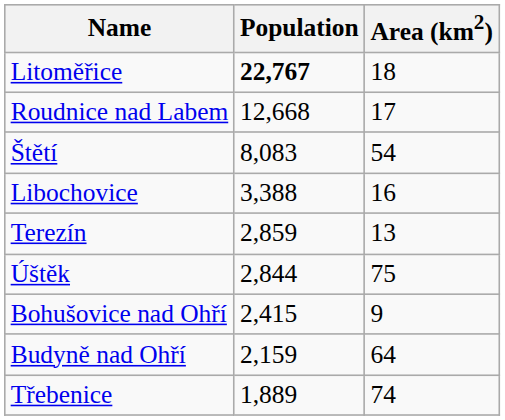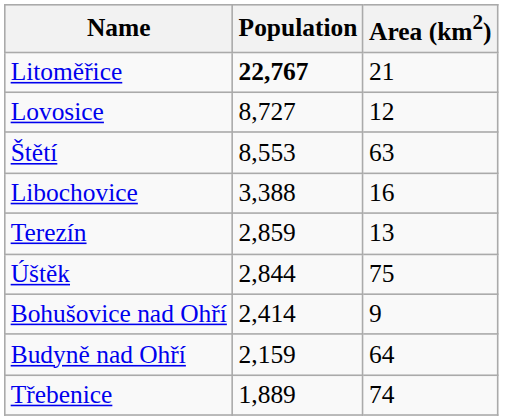(383, 71) 18 -> (382, 71) 21
- row: (119, 112)
+ row: (57, 112)
(269, 152) 8,083 -> (267, 152) 8,553
(383, 152) 54 -> (382, 152) 63
(269, 313) 2,415 -> (267, 313) 2,414
